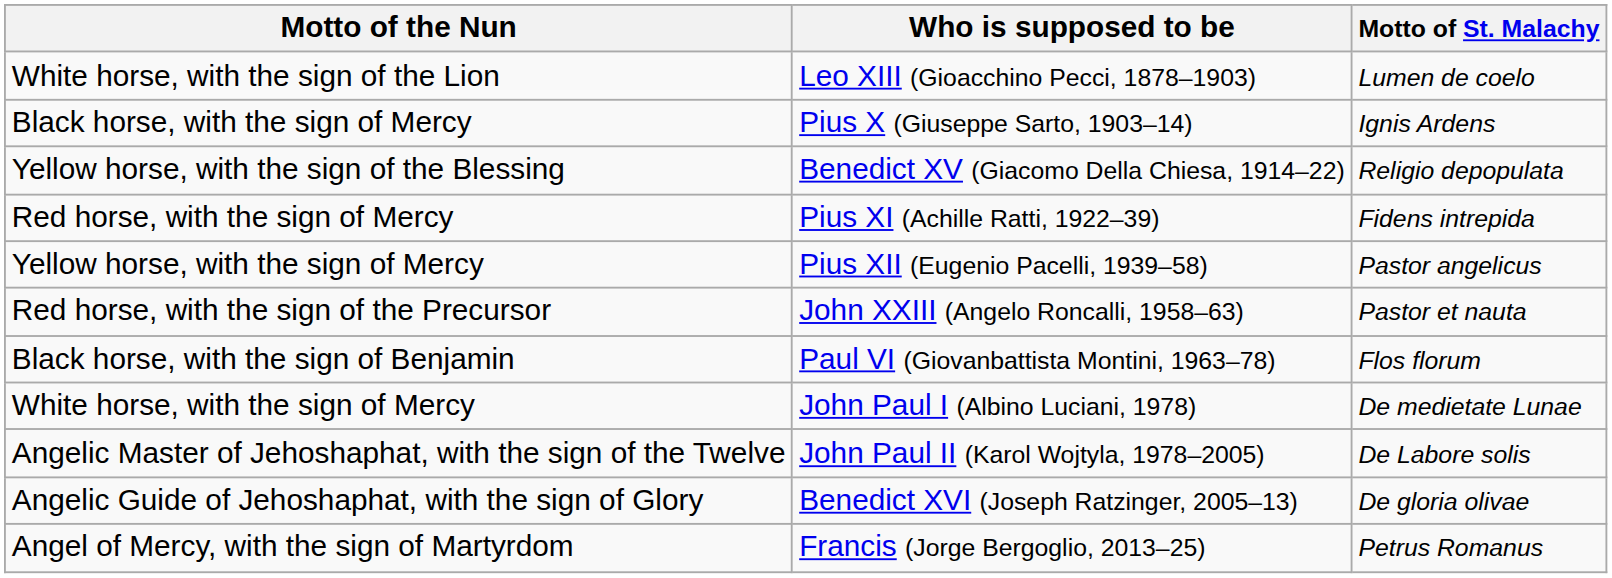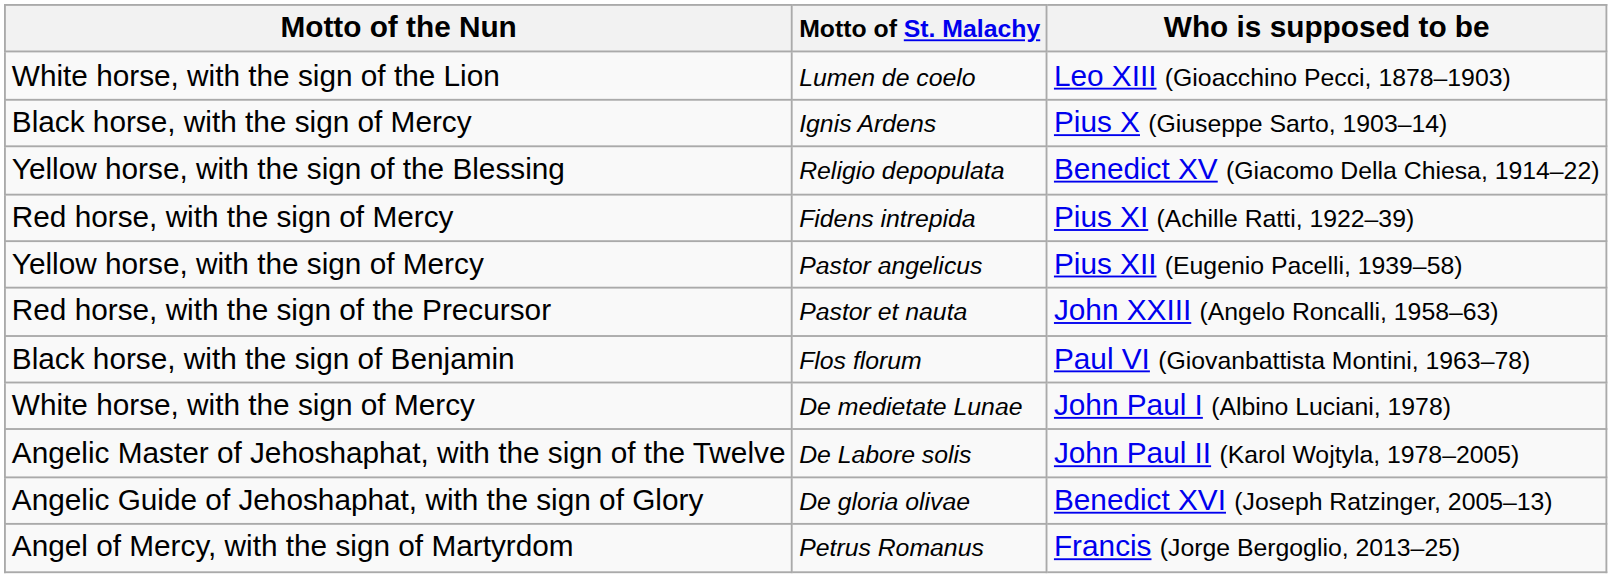columns swapped: (1072, 28) <-> (1479, 29)
